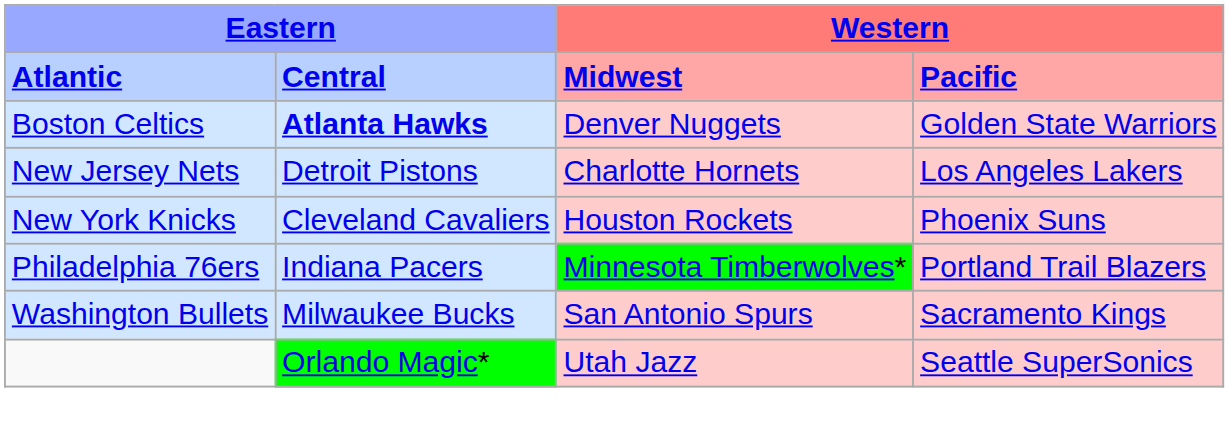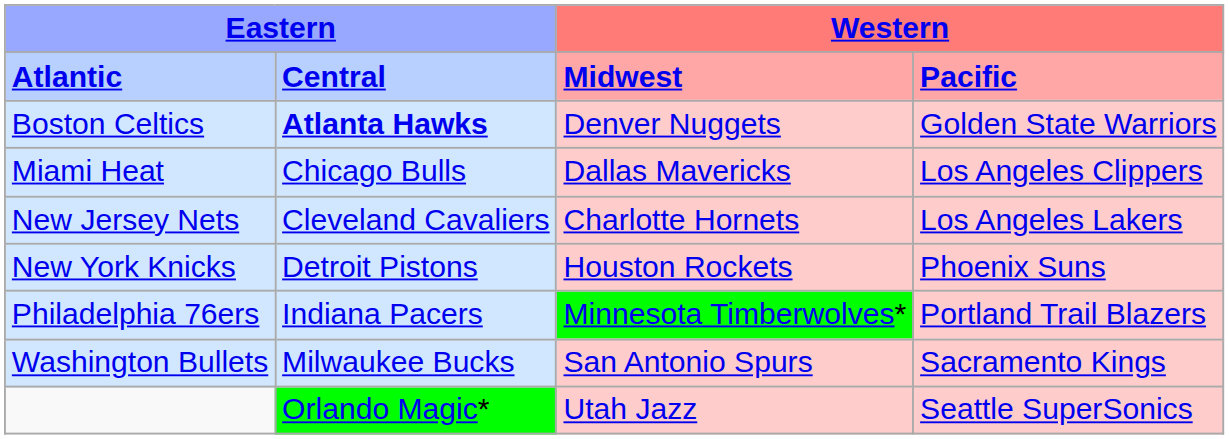+ row: (88, 171)
(380, 171) Detroit Pistons -> (416, 219) Cleveland Cavaliers
(416, 219) Cleveland Cavaliers -> (380, 266) Detroit Pistons
